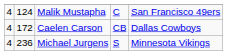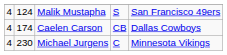(116, 12) C -> (116, 12) S
(25, 27) 172 -> (25, 27) 174
(25, 43) 236 -> (25, 43) 230
(116, 43) S -> (116, 43) C
